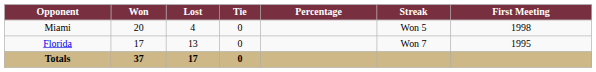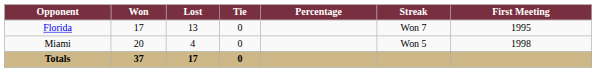rows swapped: (58, 43) <-> (58, 28)
